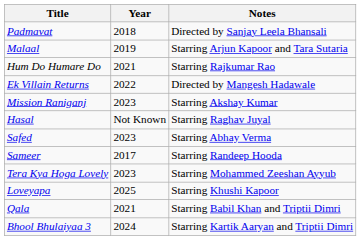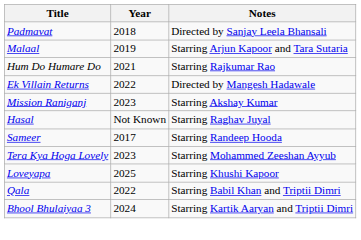- row: (19, 137)
(125, 208) 2021 -> (125, 191) 2022
